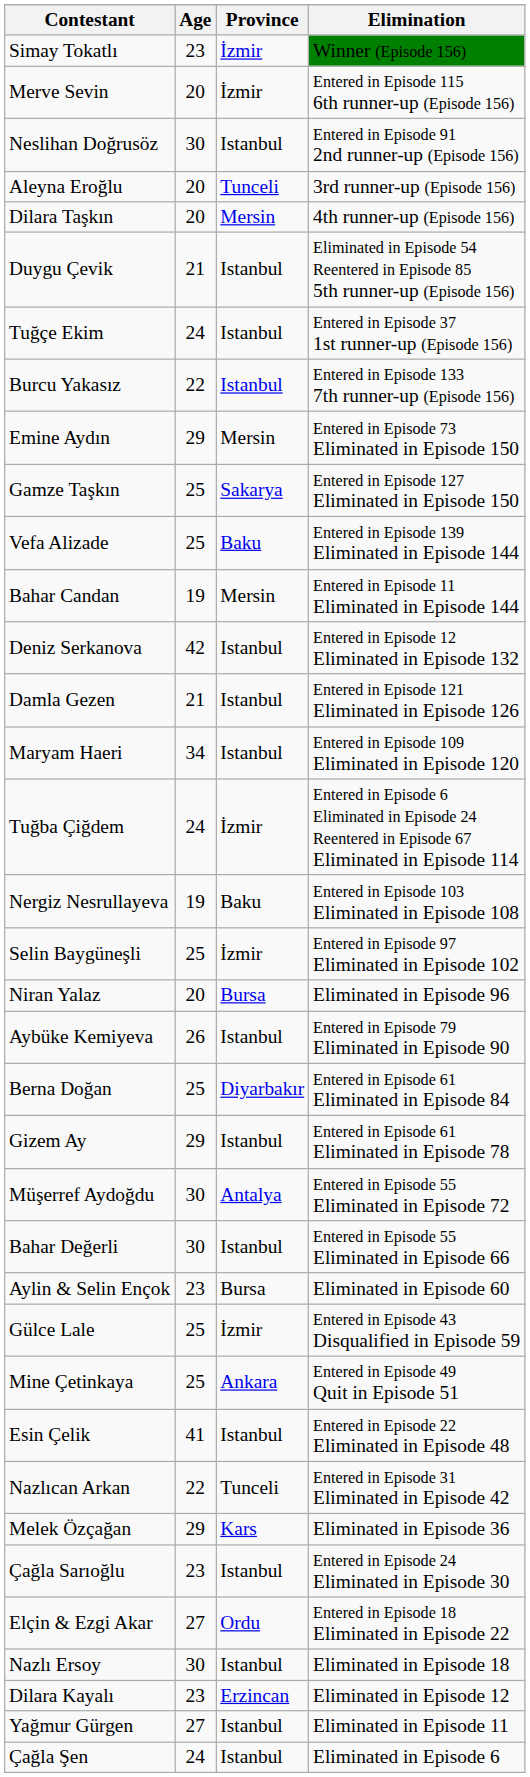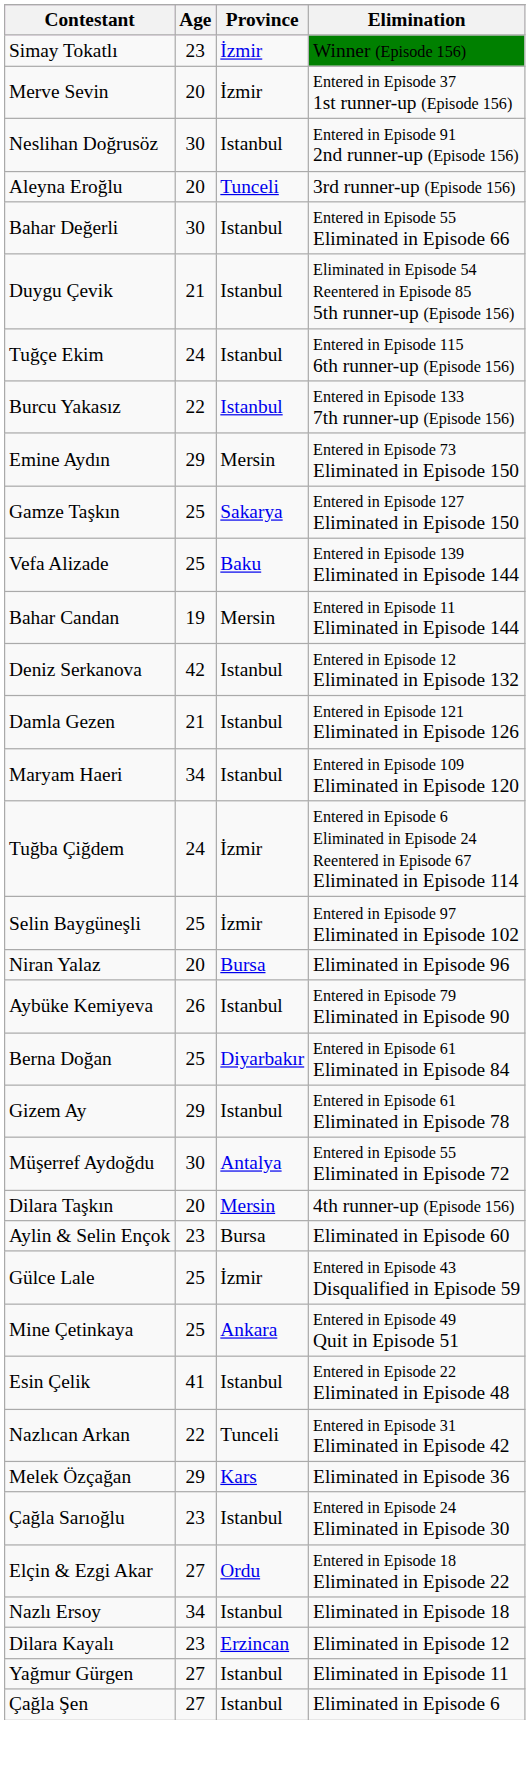(414, 93) Entered in Episode 115 6th runner-up (Episode 156) -> (413, 93) Entered in Episode 37 1st runner-up (Episode 156)
rows swapped: (61, 216) <-> (64, 1246)
(413, 333) Entered in Episode 37 1st runner-up (Episode 156) -> (414, 355) Entered in Episode 115 6th runner-up (Episode 156)
- row: (89, 901)
(195, 1664) 30 -> (195, 1612) 34
(195, 1756) 24 -> (195, 1704) 27
